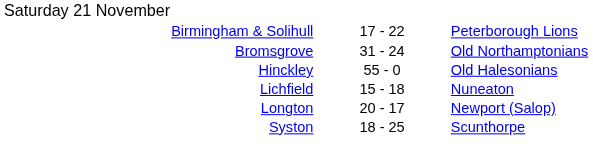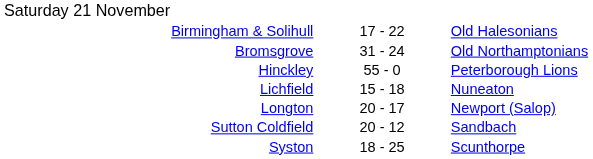(514, 31) Peterborough Lions -> (504, 31) Old Halesonians
(504, 70) Old Halesonians -> (514, 70) Peterborough Lions
+ row: (262, 127)
